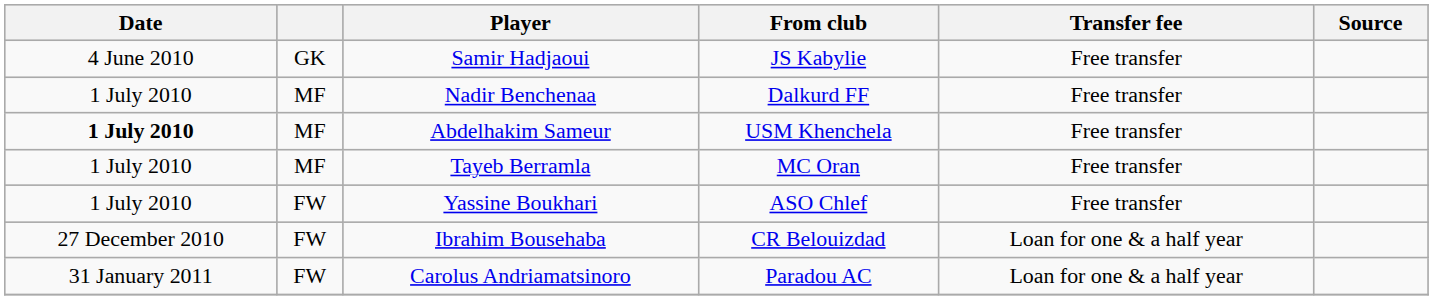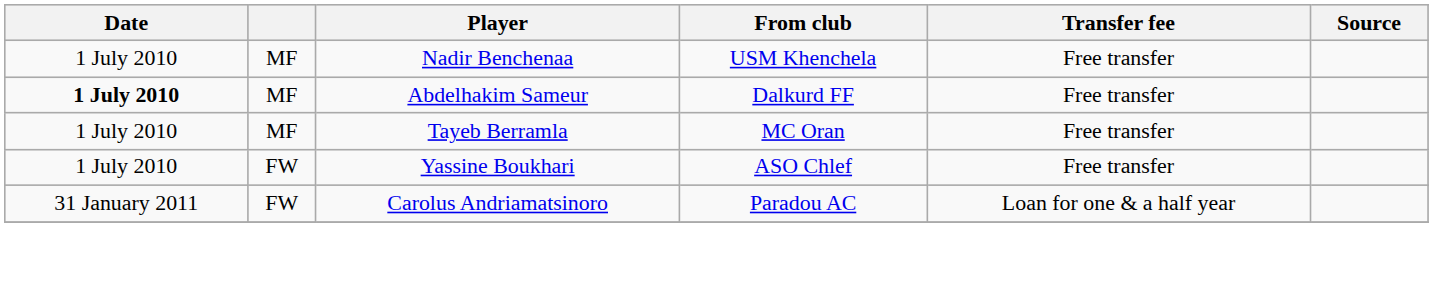- row: (520, 58)
(818, 94) Dalkurd FF -> (803, 58) USM Khenchela
(818, 130) USM Khenchela -> (803, 94) Dalkurd FF
- row: (520, 238)
